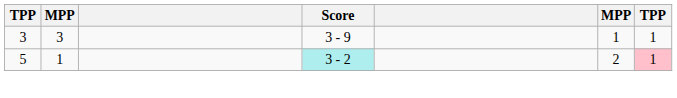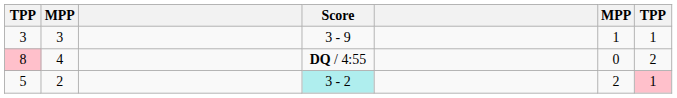+ row: (23, 59)
(60, 59) 1 -> (60, 81) 2
